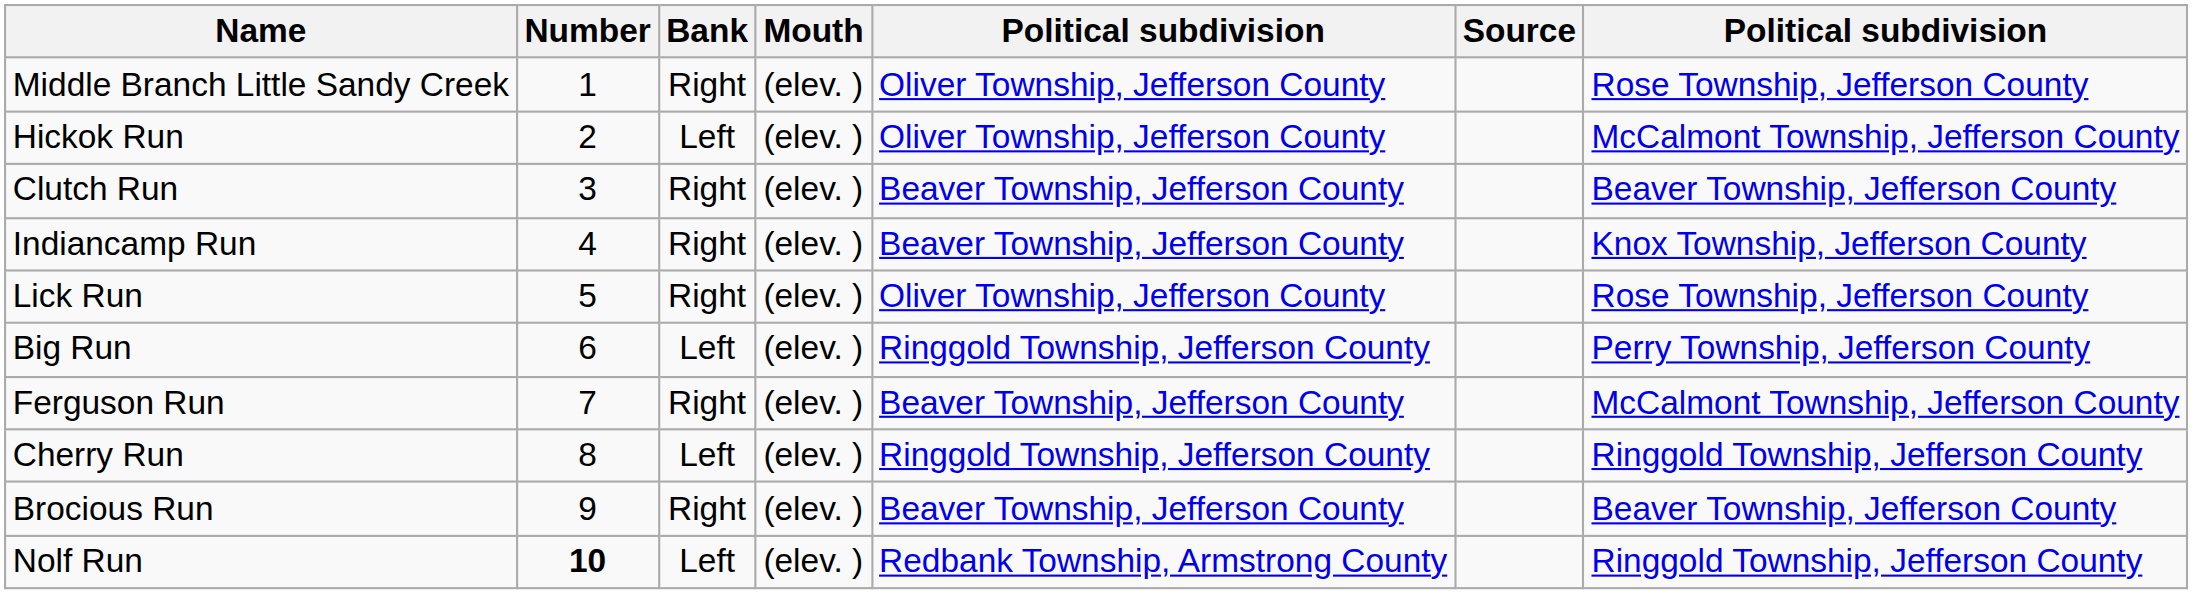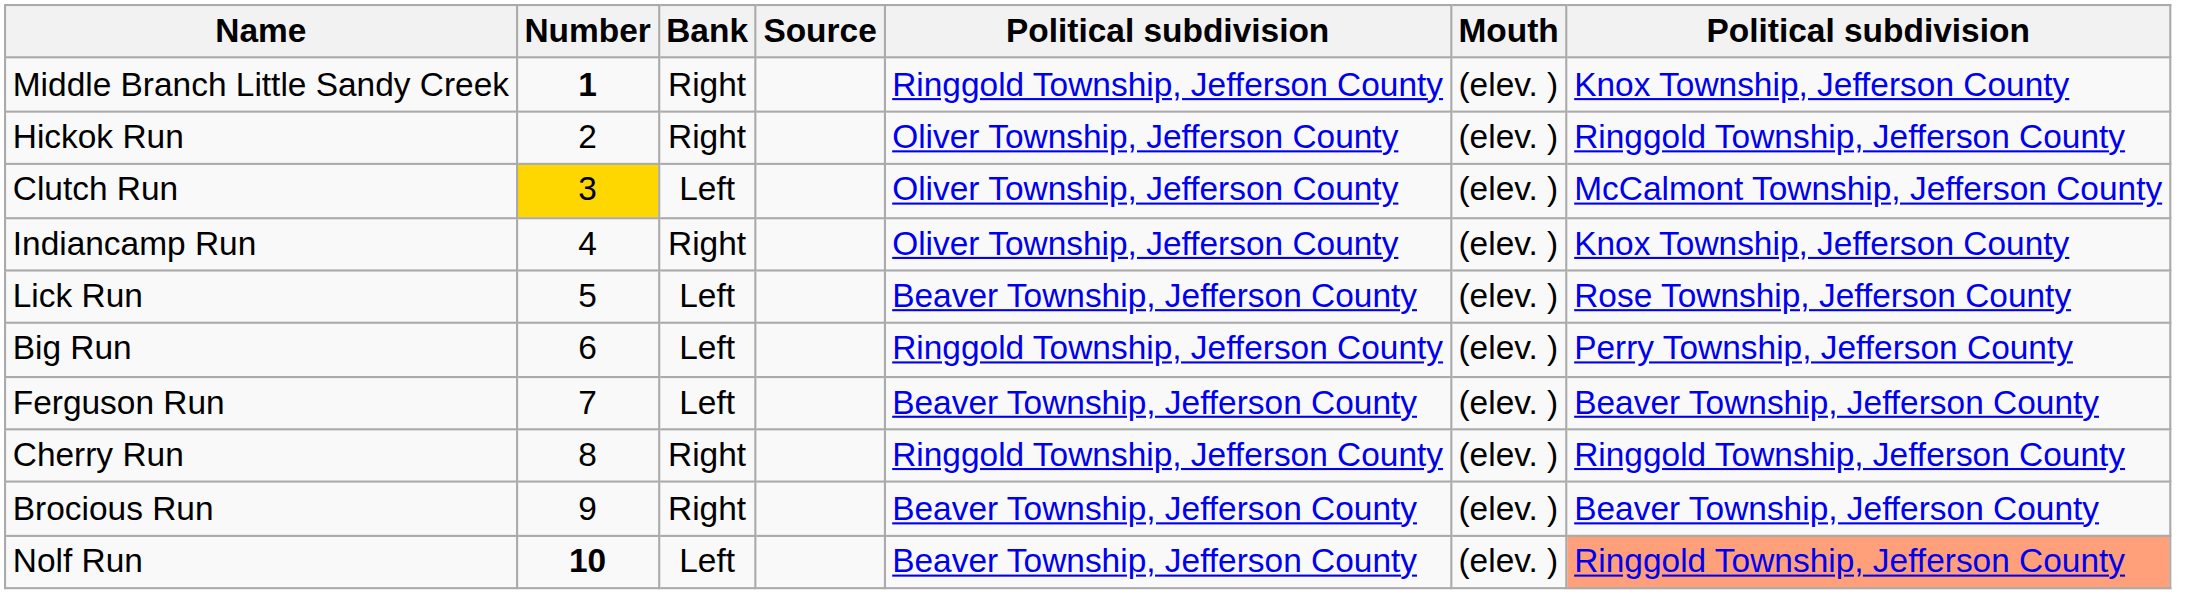columns swapped: (814, 31) <-> (1519, 31)
(588, 84) normal -> (588, 84) bold
(1132, 84) Oliver Township, Jefferson County -> (1168, 84) Ringgold Township, Jefferson County
(1840, 84) Rose Township, Jefferson County -> (1822, 84) Knox Township, Jefferson County
(707, 137) Left -> (707, 137) Right
(1885, 137) McCalmont Township, Jefferson County -> (1850, 137) Ringgold Township, Jefferson County
(588, 190) no background -> (588, 190) gold background
(707, 190) Right -> (707, 190) Left
(1141, 190) Beaver Township, Jefferson County -> (1145, 190) Oliver Township, Jefferson County
(1854, 190) Beaver Township, Jefferson County -> (1868, 190) McCalmont Township, Jefferson County
(1141, 243) Beaver Township, Jefferson County -> (1145, 243) Oliver Township, Jefferson County
(707, 296) Right -> (707, 296) Left
(1132, 296) Oliver Township, Jefferson County -> (1155, 296) Beaver Township, Jefferson County
(707, 402) Right -> (707, 402) Left
(1885, 402) McCalmont Township, Jefferson County -> (1837, 402) Beaver Township, Jefferson County
(707, 455) Left -> (707, 455) Right
(1163, 561) Redbank Township, Armstrong County -> (1155, 561) Beaver Township, Jefferson County
(1867, 561) no background -> (1850, 561) lightsalmon background
